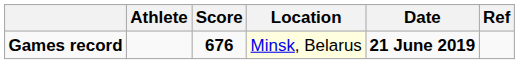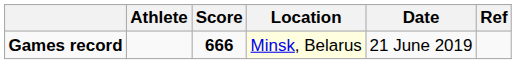(219, 44) 676 -> (219, 44) 666
(422, 44) bold -> (421, 44) normal
